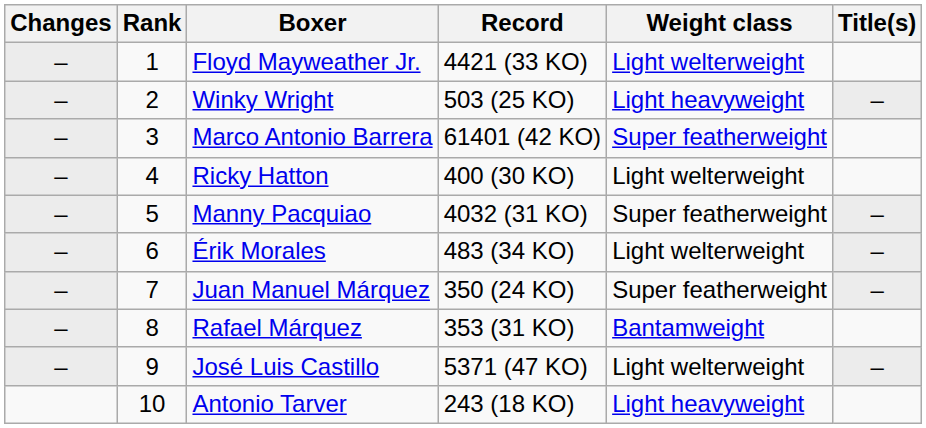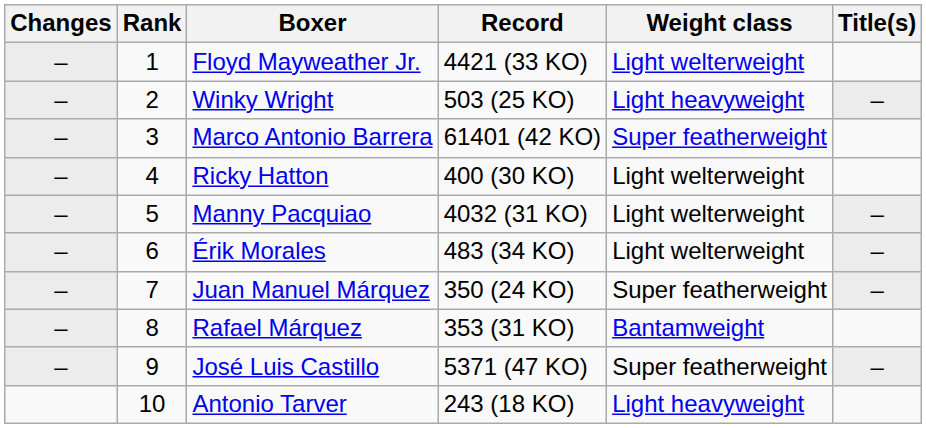(720, 213) Super featherweight -> (708, 213) Light welterweight
(708, 366) Light welterweight -> (720, 366) Super featherweight
